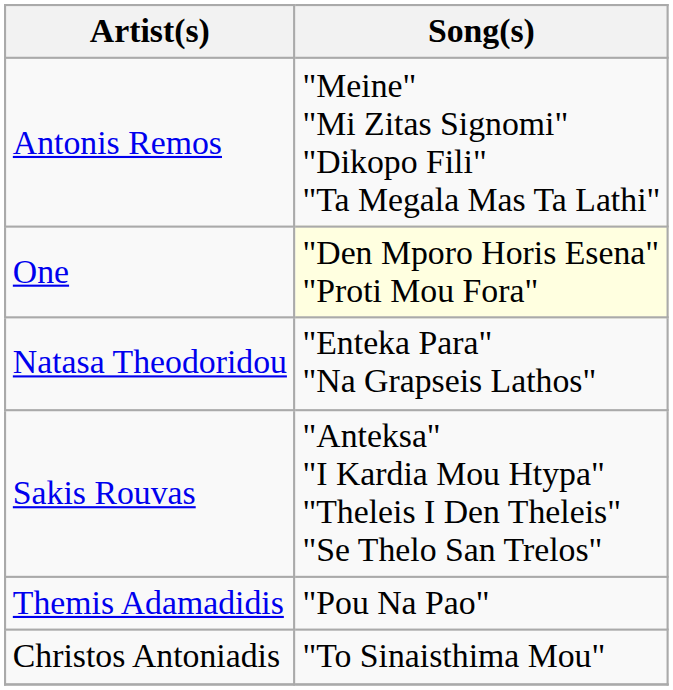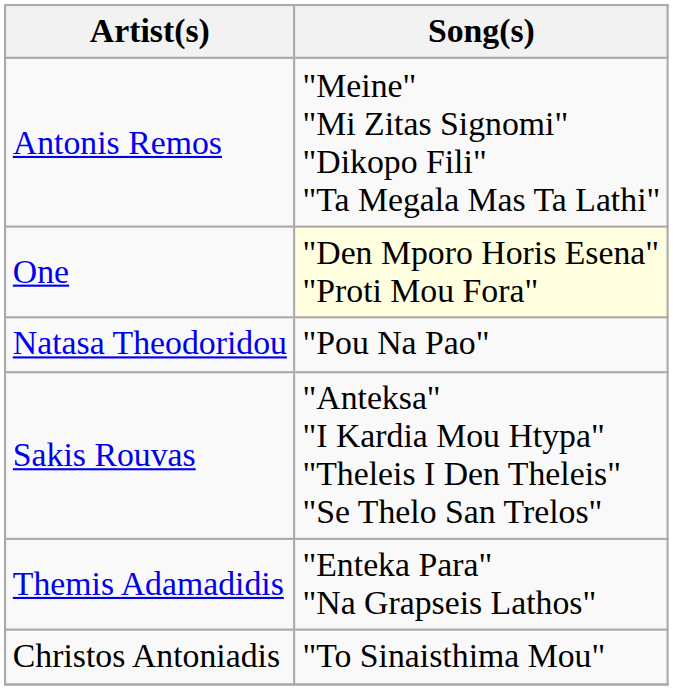(449, 362) "Enteka Para" "Na Grapseis Lathos" -> (396, 343) "Pou Na Pao"
(396, 602) "Pou Na Pao" -> (449, 583) "Enteka Para" "Na Grapseis Lathos"
